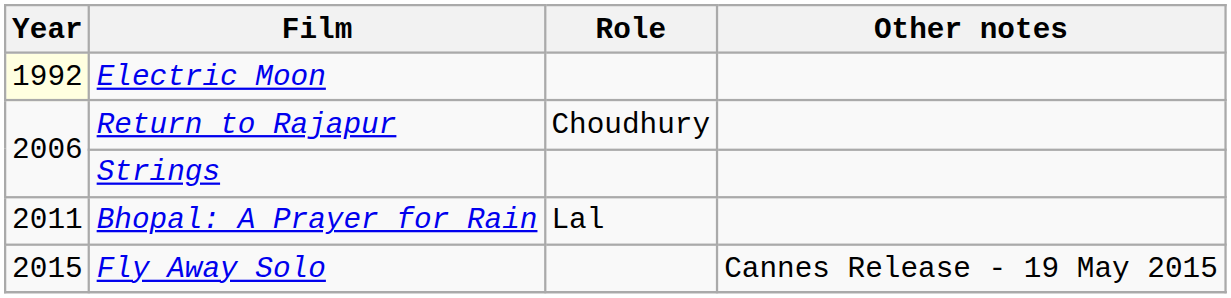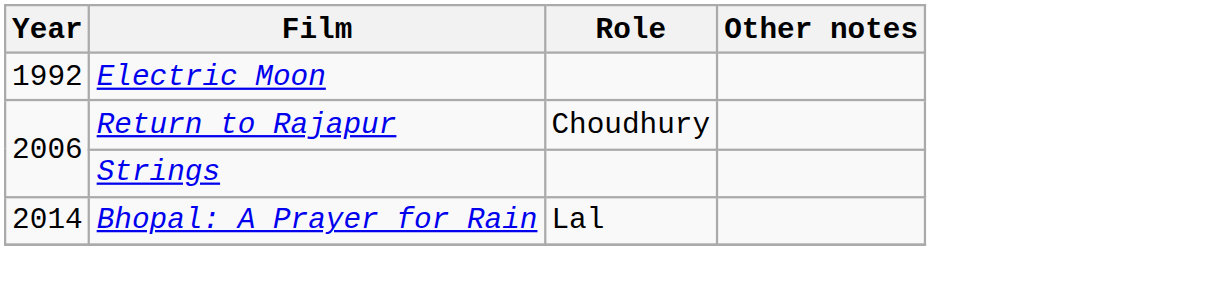(47, 77) lightyellow background -> (47, 77) no background
(47, 221) 2011 -> (47, 221) 2014
- row: (211, 268)
